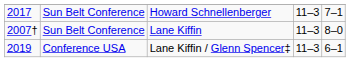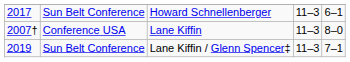(334, 13) 7–1 -> (334, 13) 6–1
(94, 30) Sun Belt Conference -> (84, 30) Conference USA
(84, 48) Conference USA -> (94, 48) Sun Belt Conference
(334, 48) 6–1 -> (334, 48) 7–1
